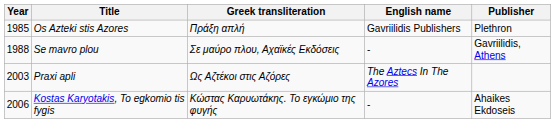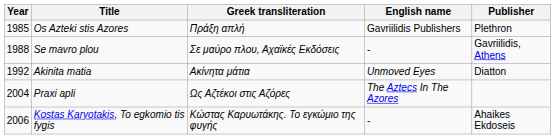+ row: (63, 71)
(18, 77) 2003 -> (18, 93) 2004
